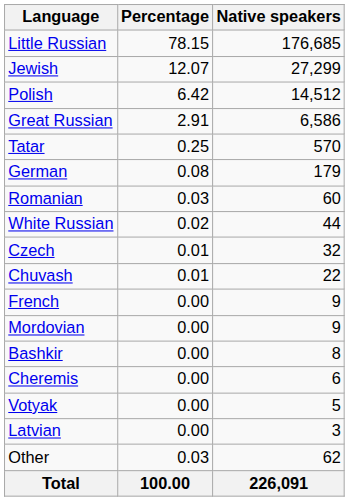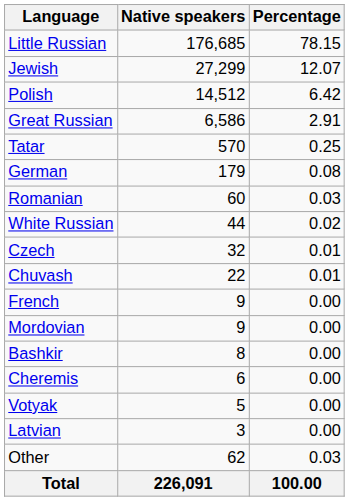columns swapped: (279, 17) <-> (165, 17)
